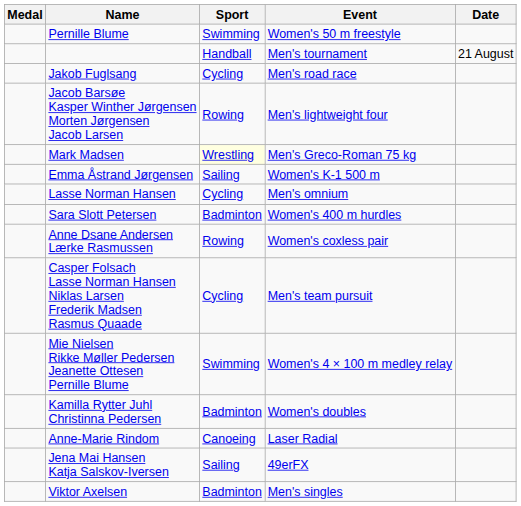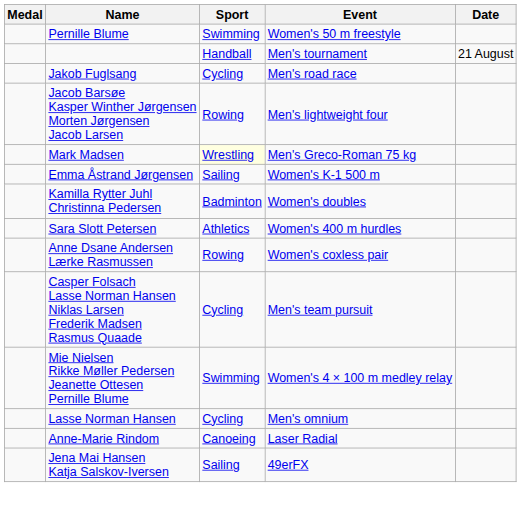rows swapped: (105, 412) <-> (112, 194)
(232, 214) Badminton -> (226, 228) Athletics
- row: (88, 492)
